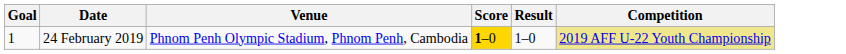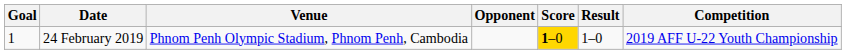+ column: (505, 15)
(665, 37) khaki background -> (732, 37) no background
